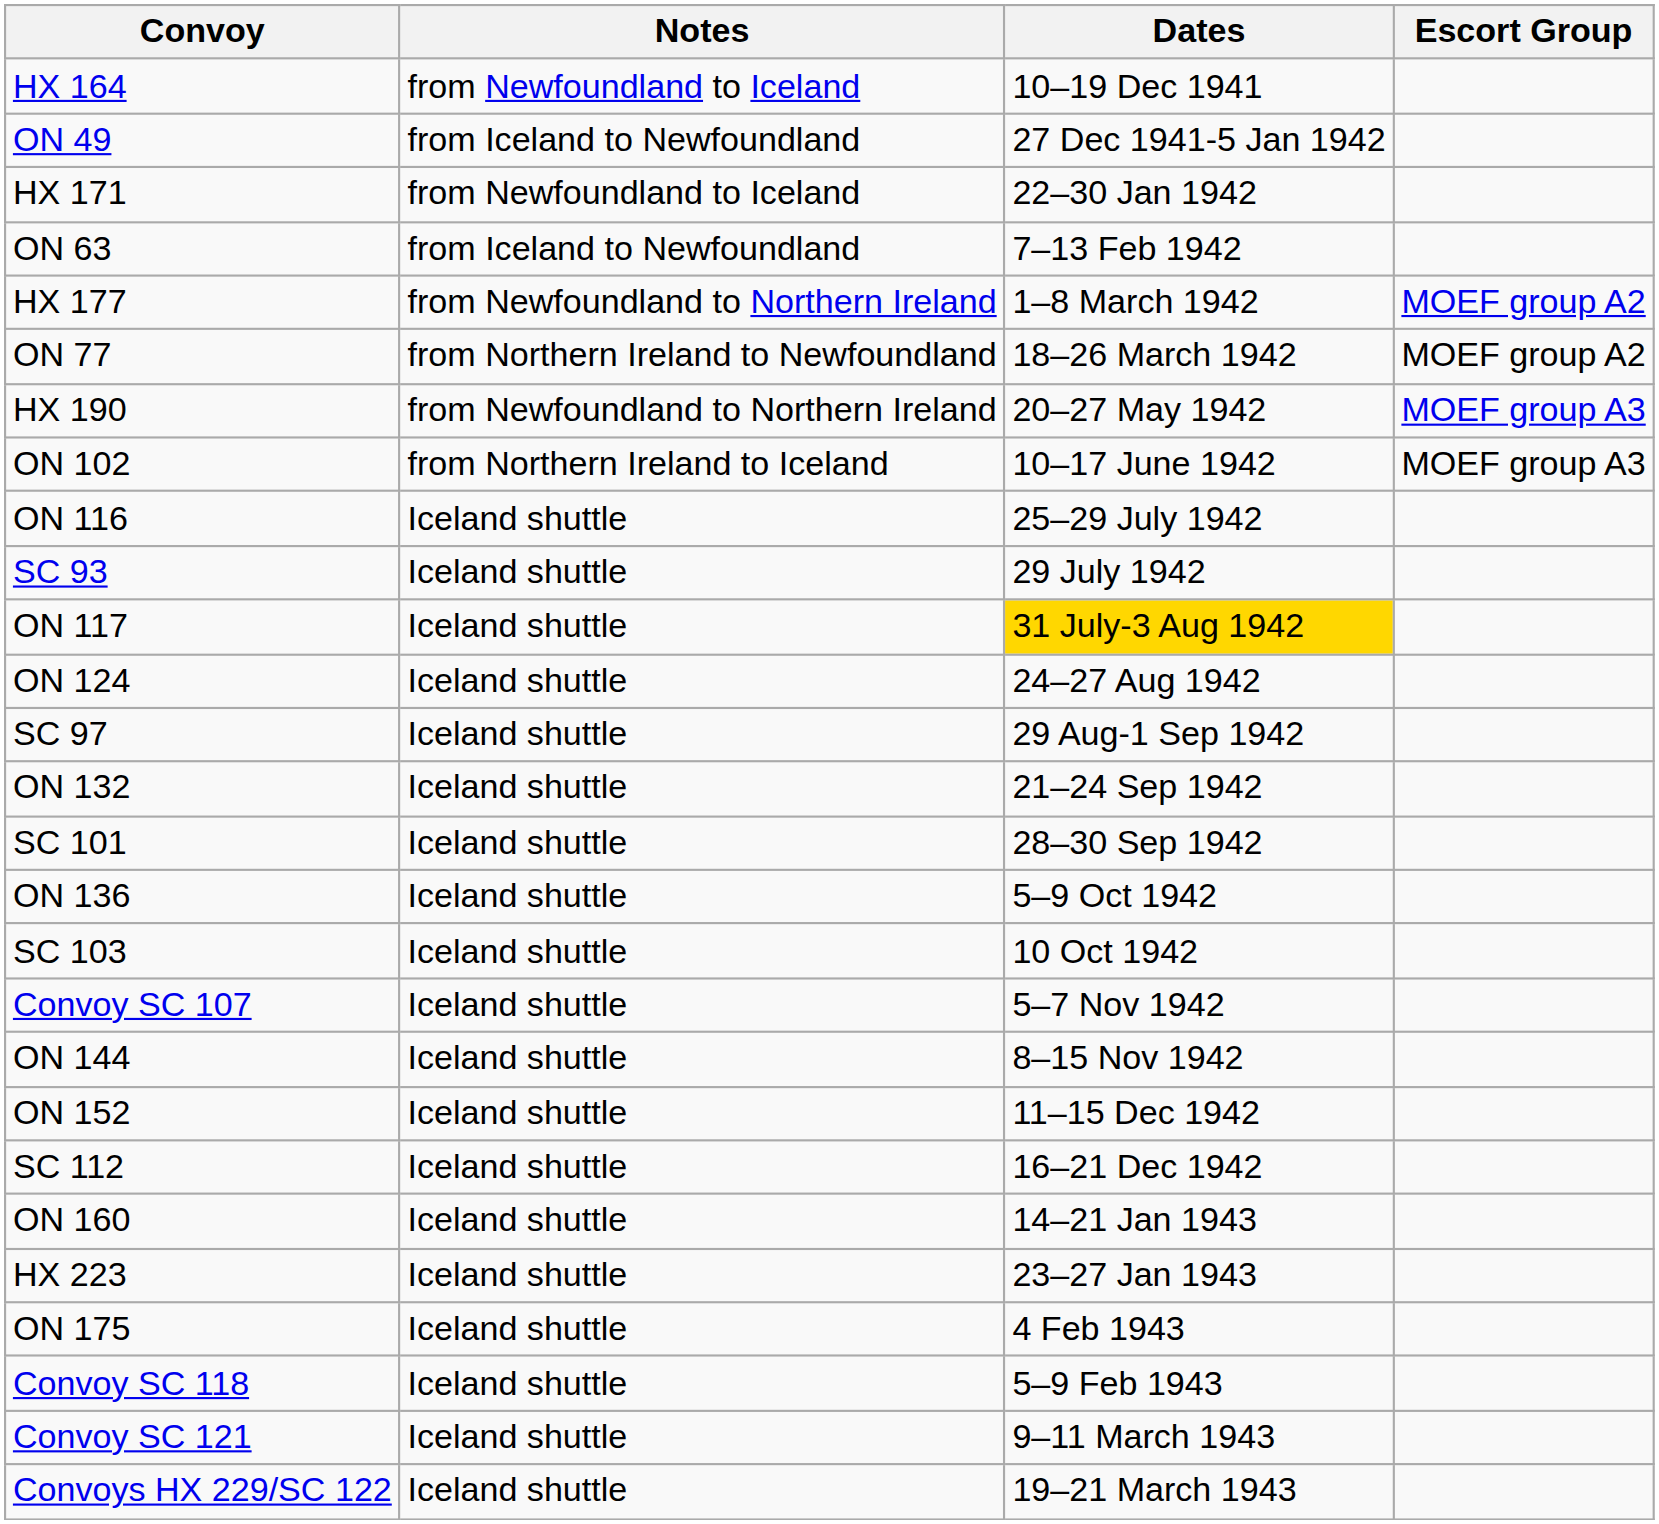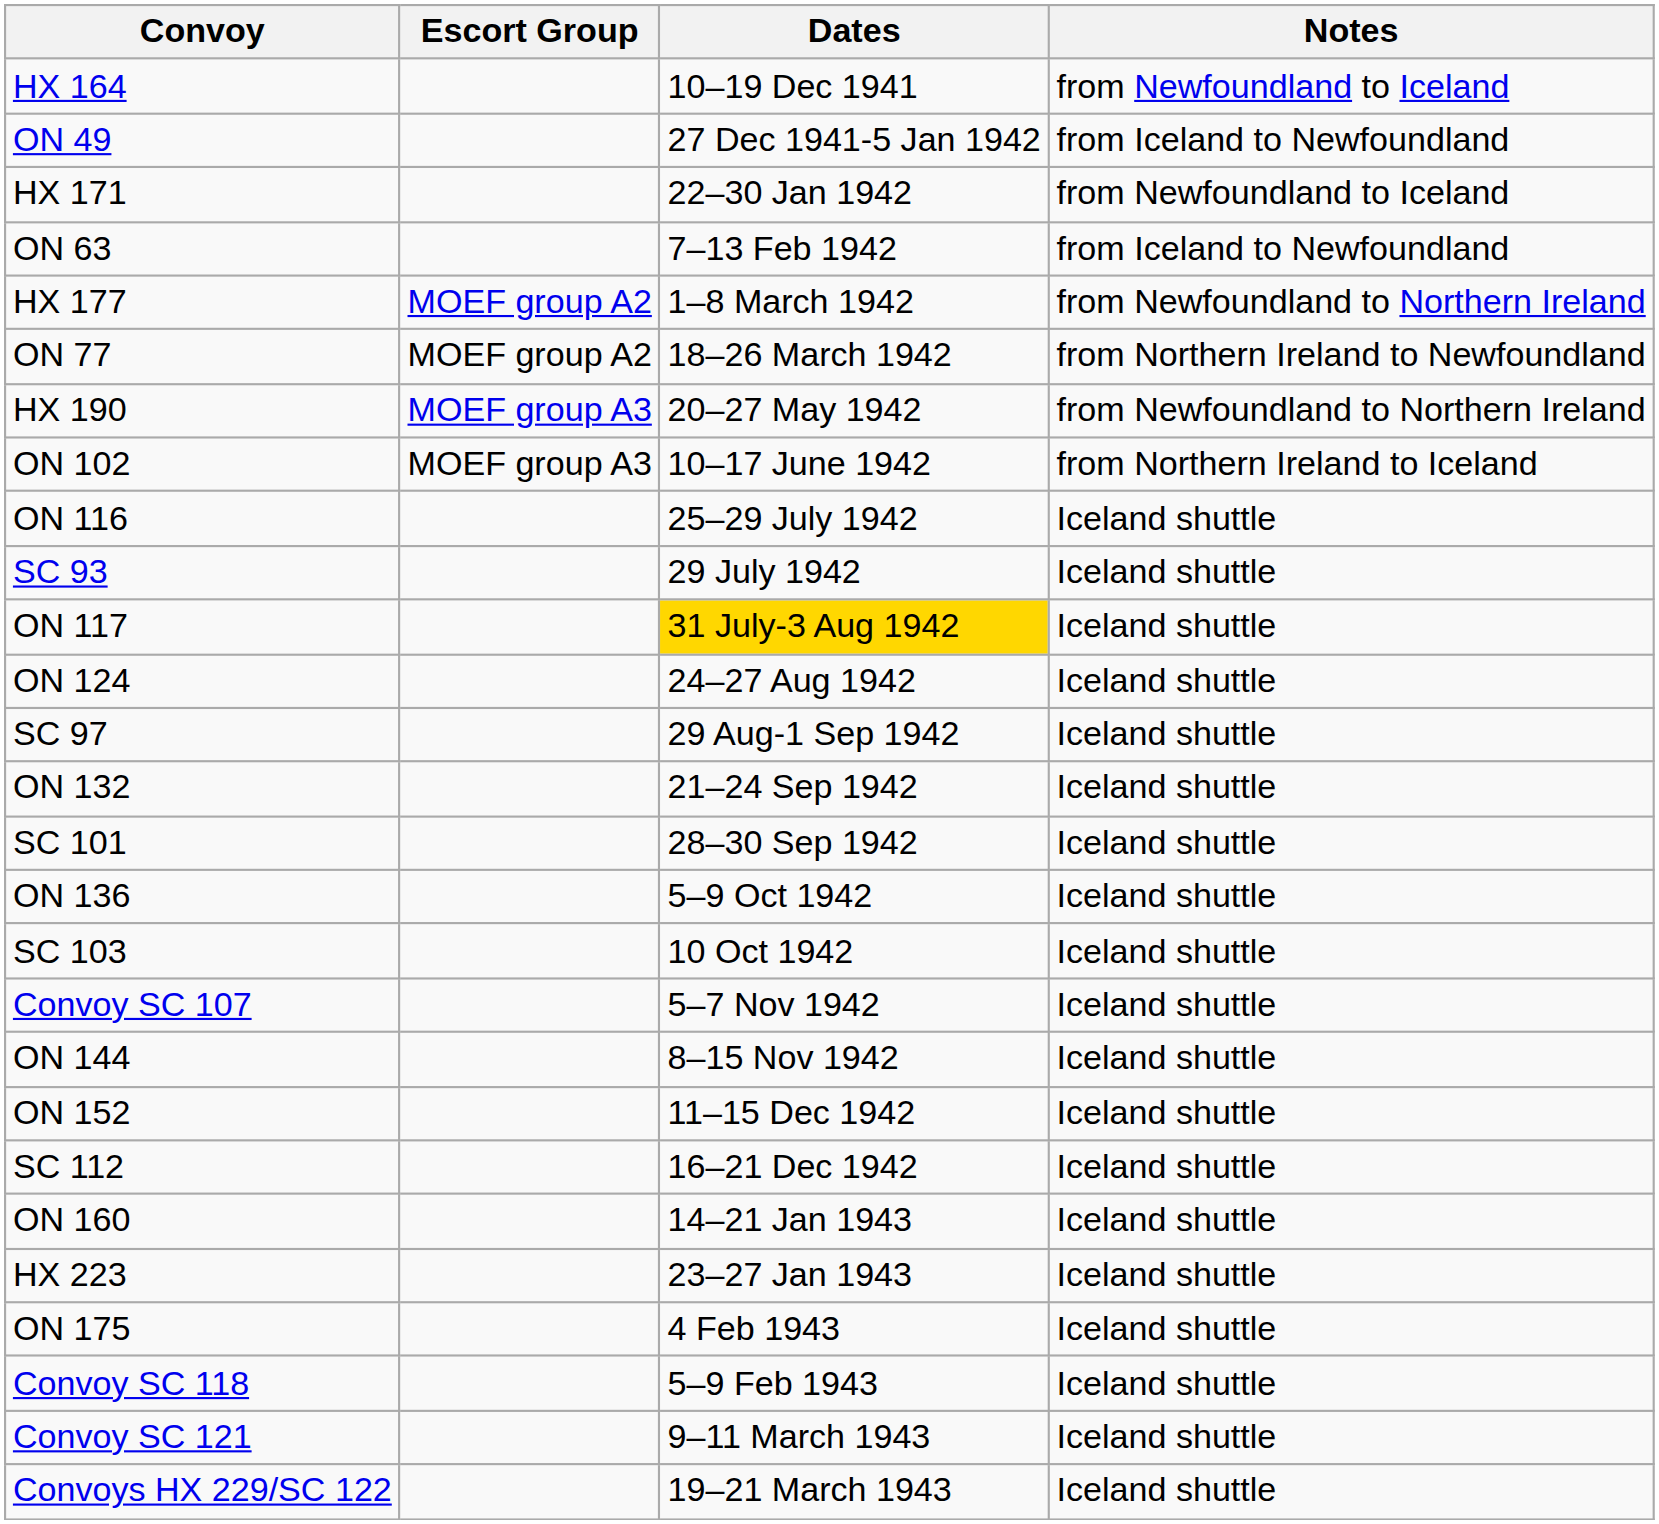columns swapped: (1524, 31) <-> (702, 31)
